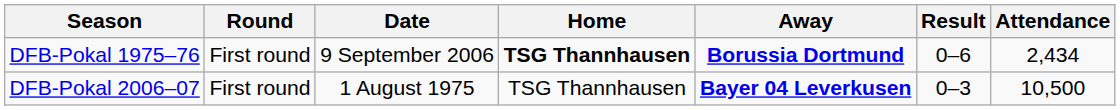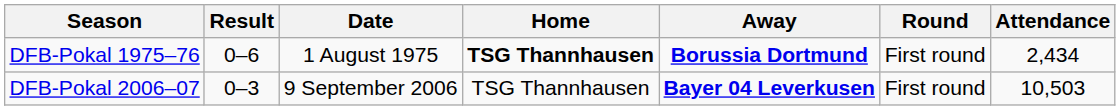columns swapped: (260, 21) <-> (953, 21)
(407, 54) 9 September 2006 -> (371, 54) 1 August 1975
(407, 88) 1 August 1975 -> (371, 88) 9 September 2006
(1053, 88) 10,500 -> (1053, 88) 10,503
